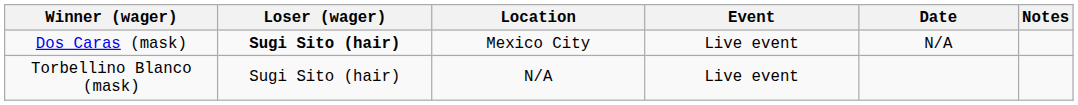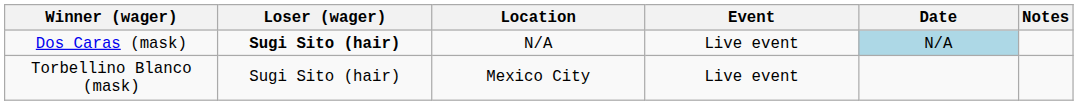(538, 43) Mexico City -> (538, 43) N/A
(938, 43) no background -> (938, 43) lightblue background
(538, 78) N/A -> (538, 78) Mexico City
